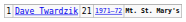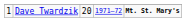(87, 11) 21 -> (87, 11) 20
